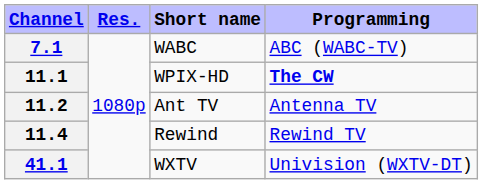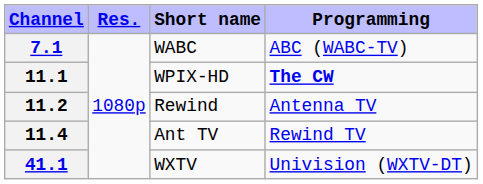(186, 106) Ant TV -> (186, 106) Rewind
(186, 135) Rewind -> (186, 135) Ant TV
